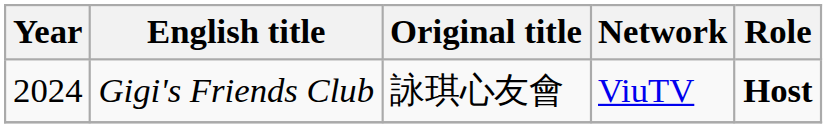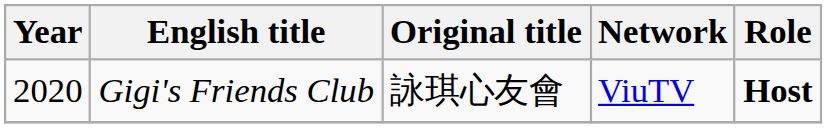(48, 90) 2024 -> (48, 90) 2020
